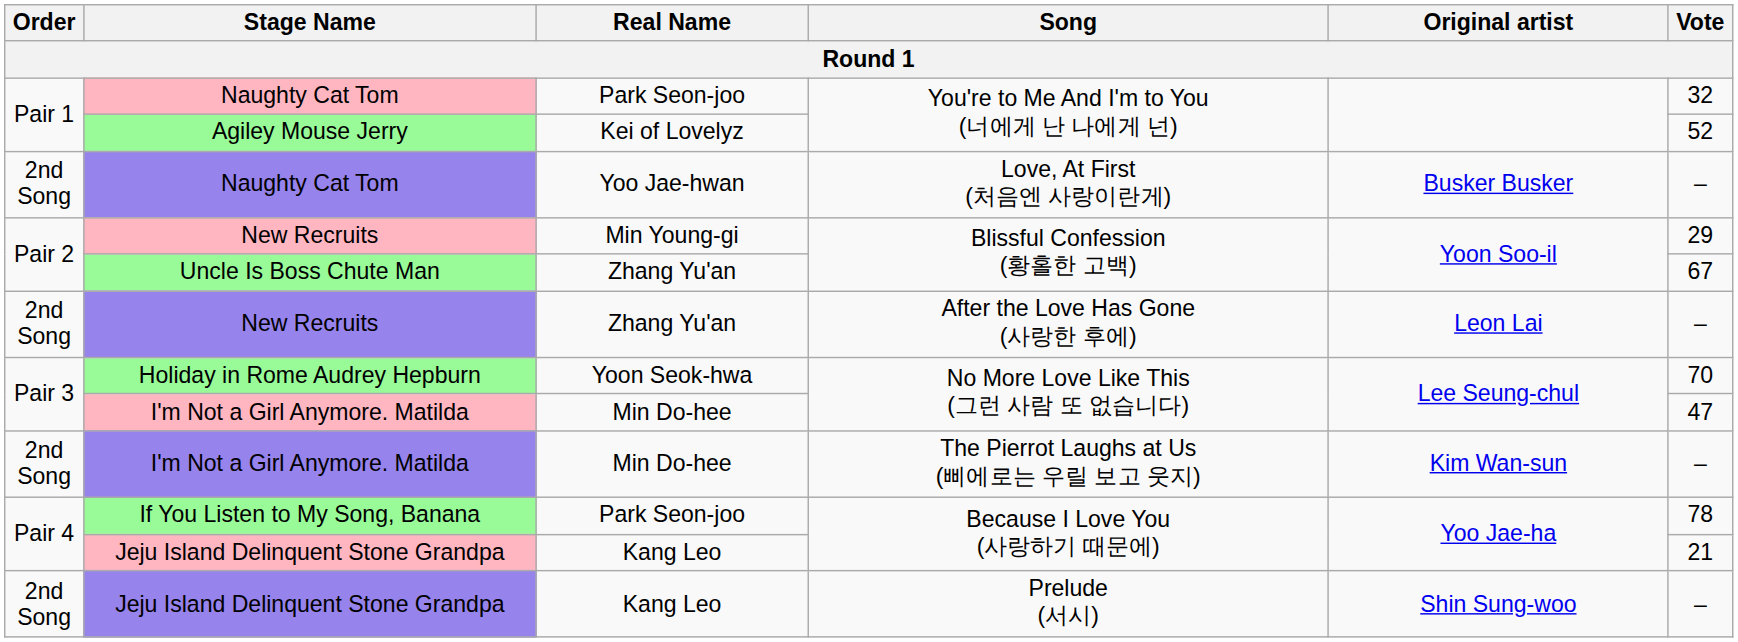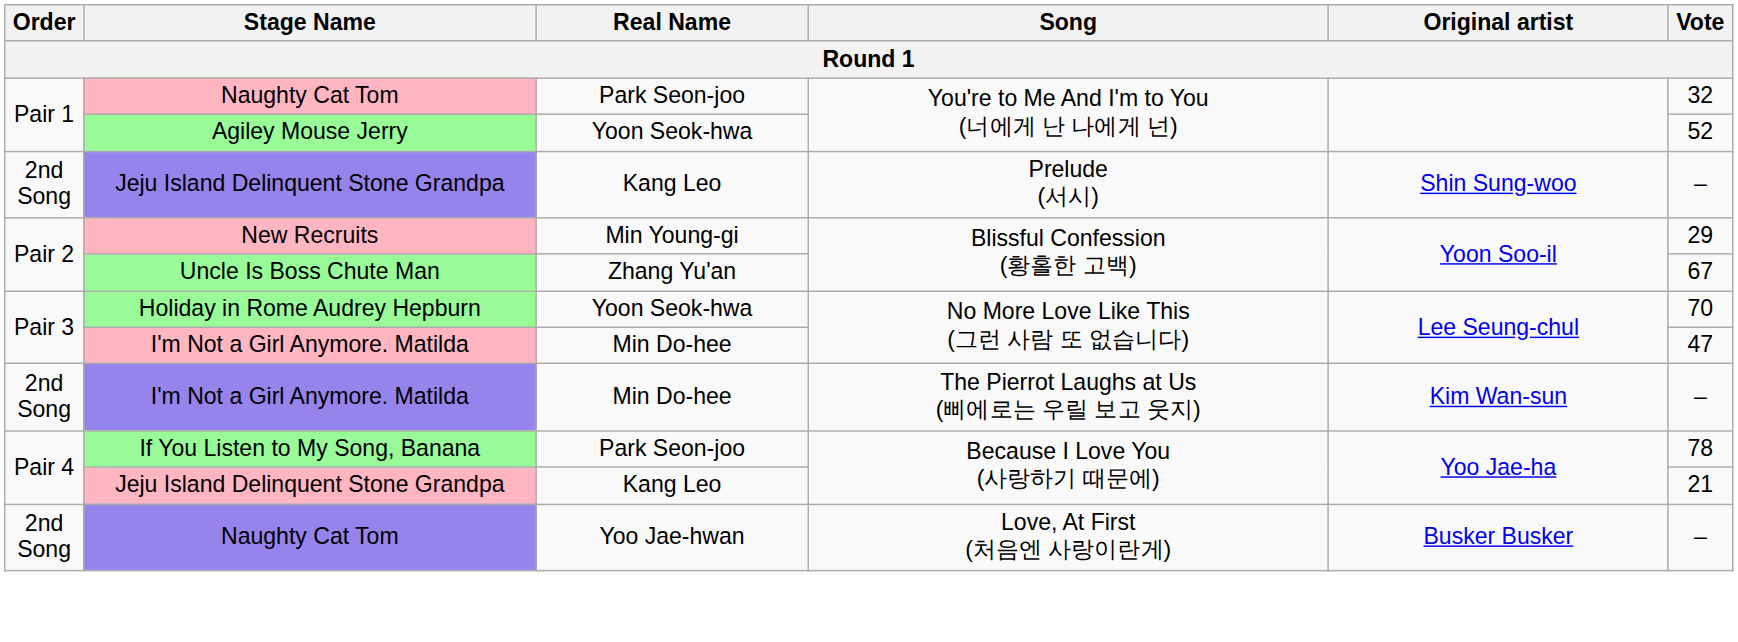(672, 132) Kei of Lovelyz -> (672, 132) Yoon Seok-hwa
rows swapped: (310, 184) <-> (310, 603)
- row: (310, 323)
